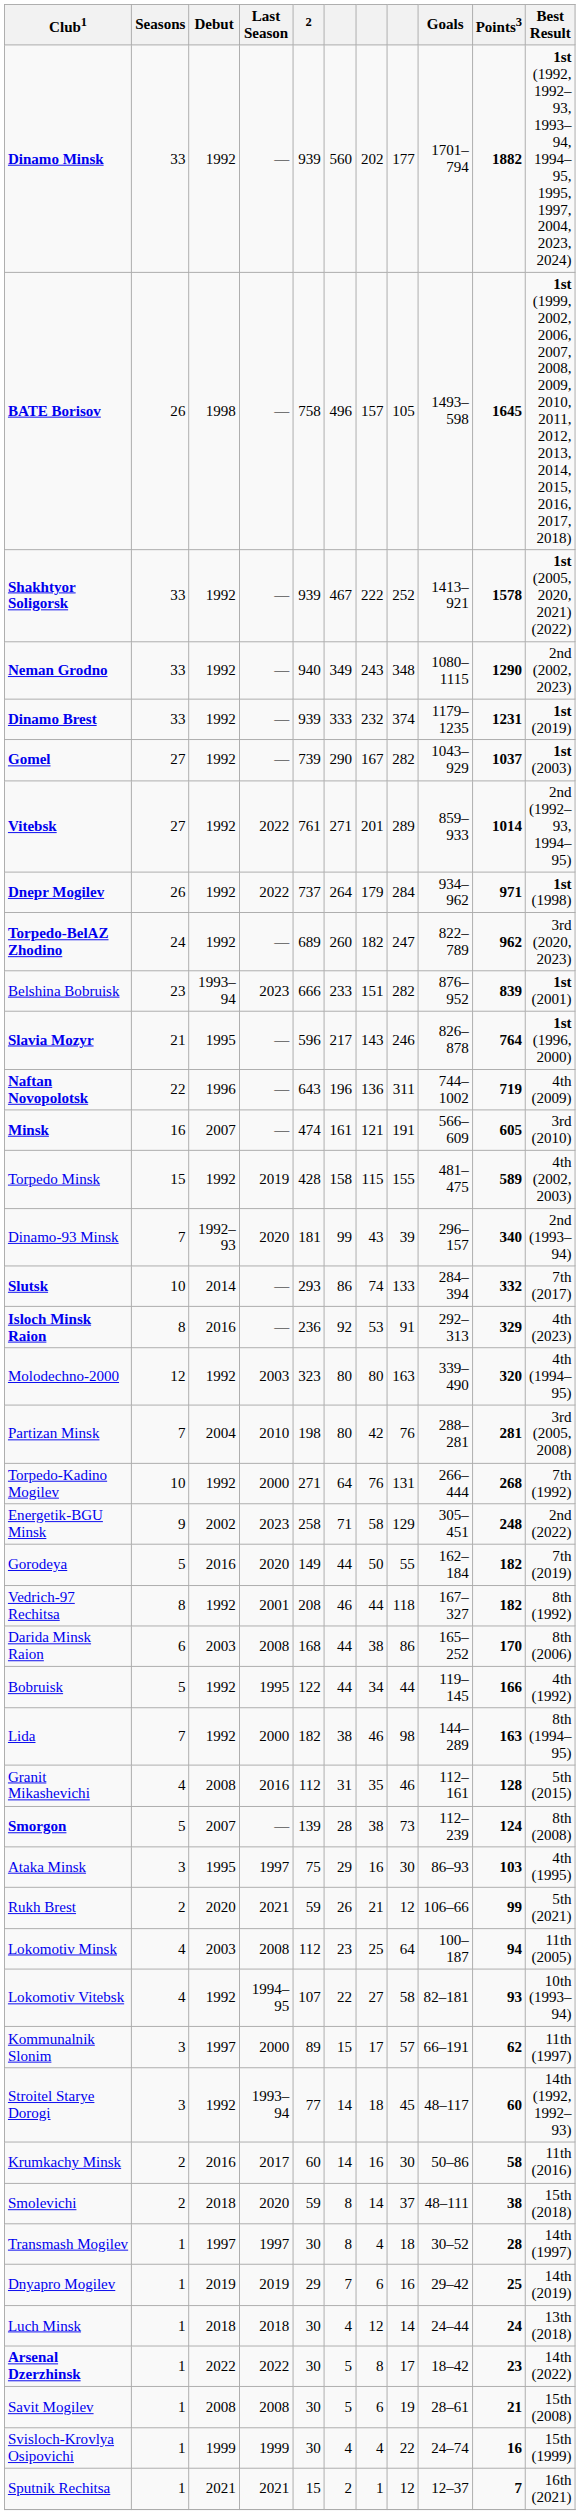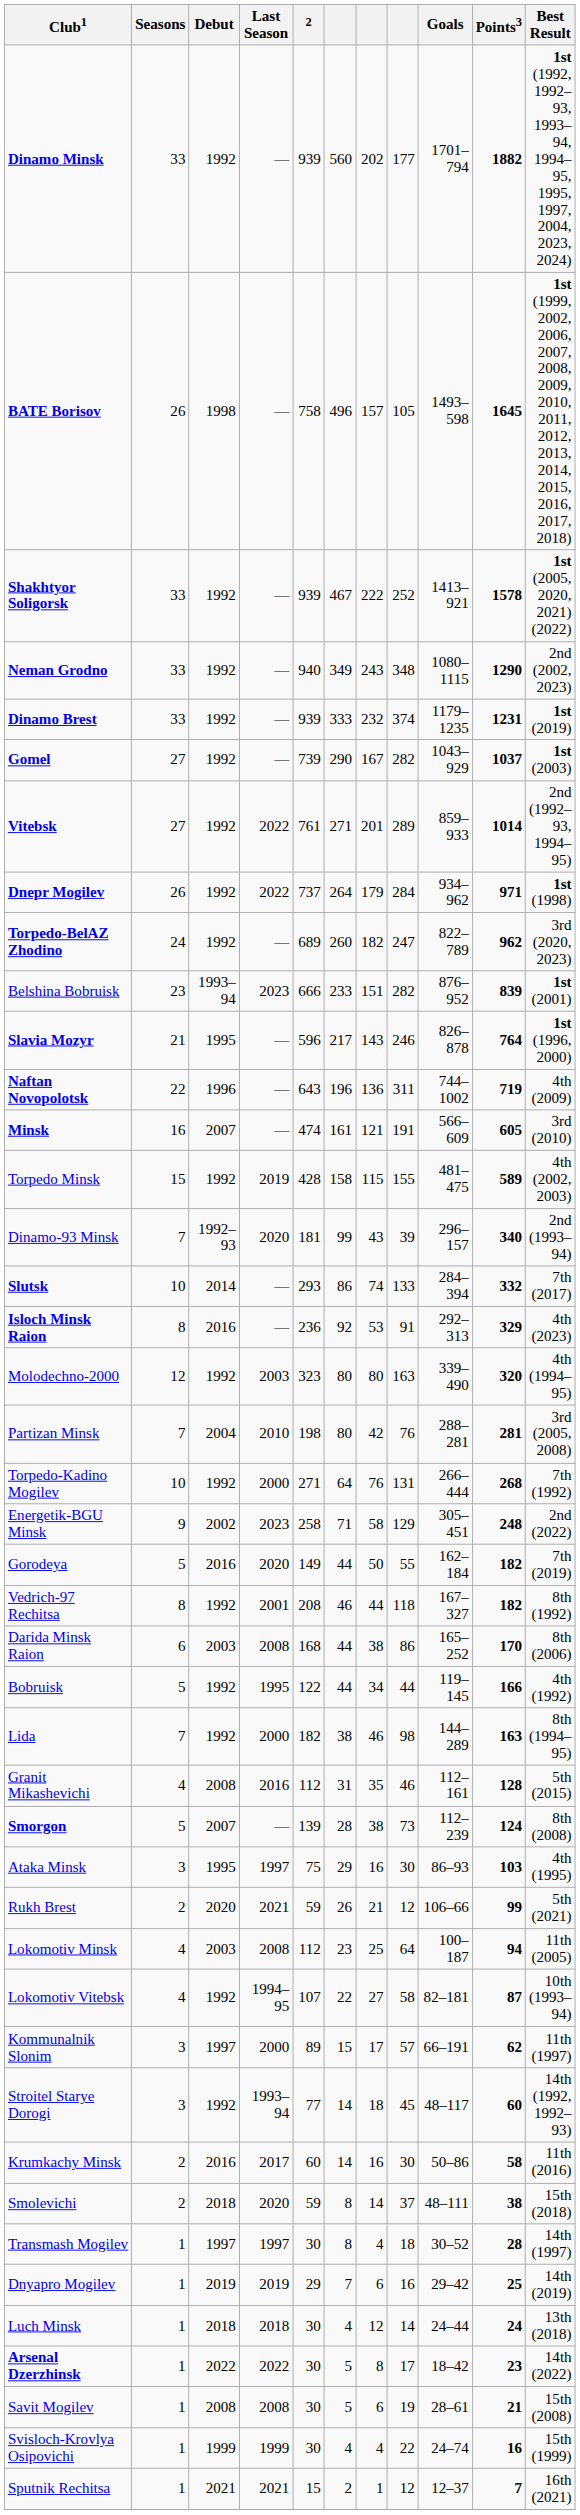(515, 1997) 93 -> (515, 1997) 87
